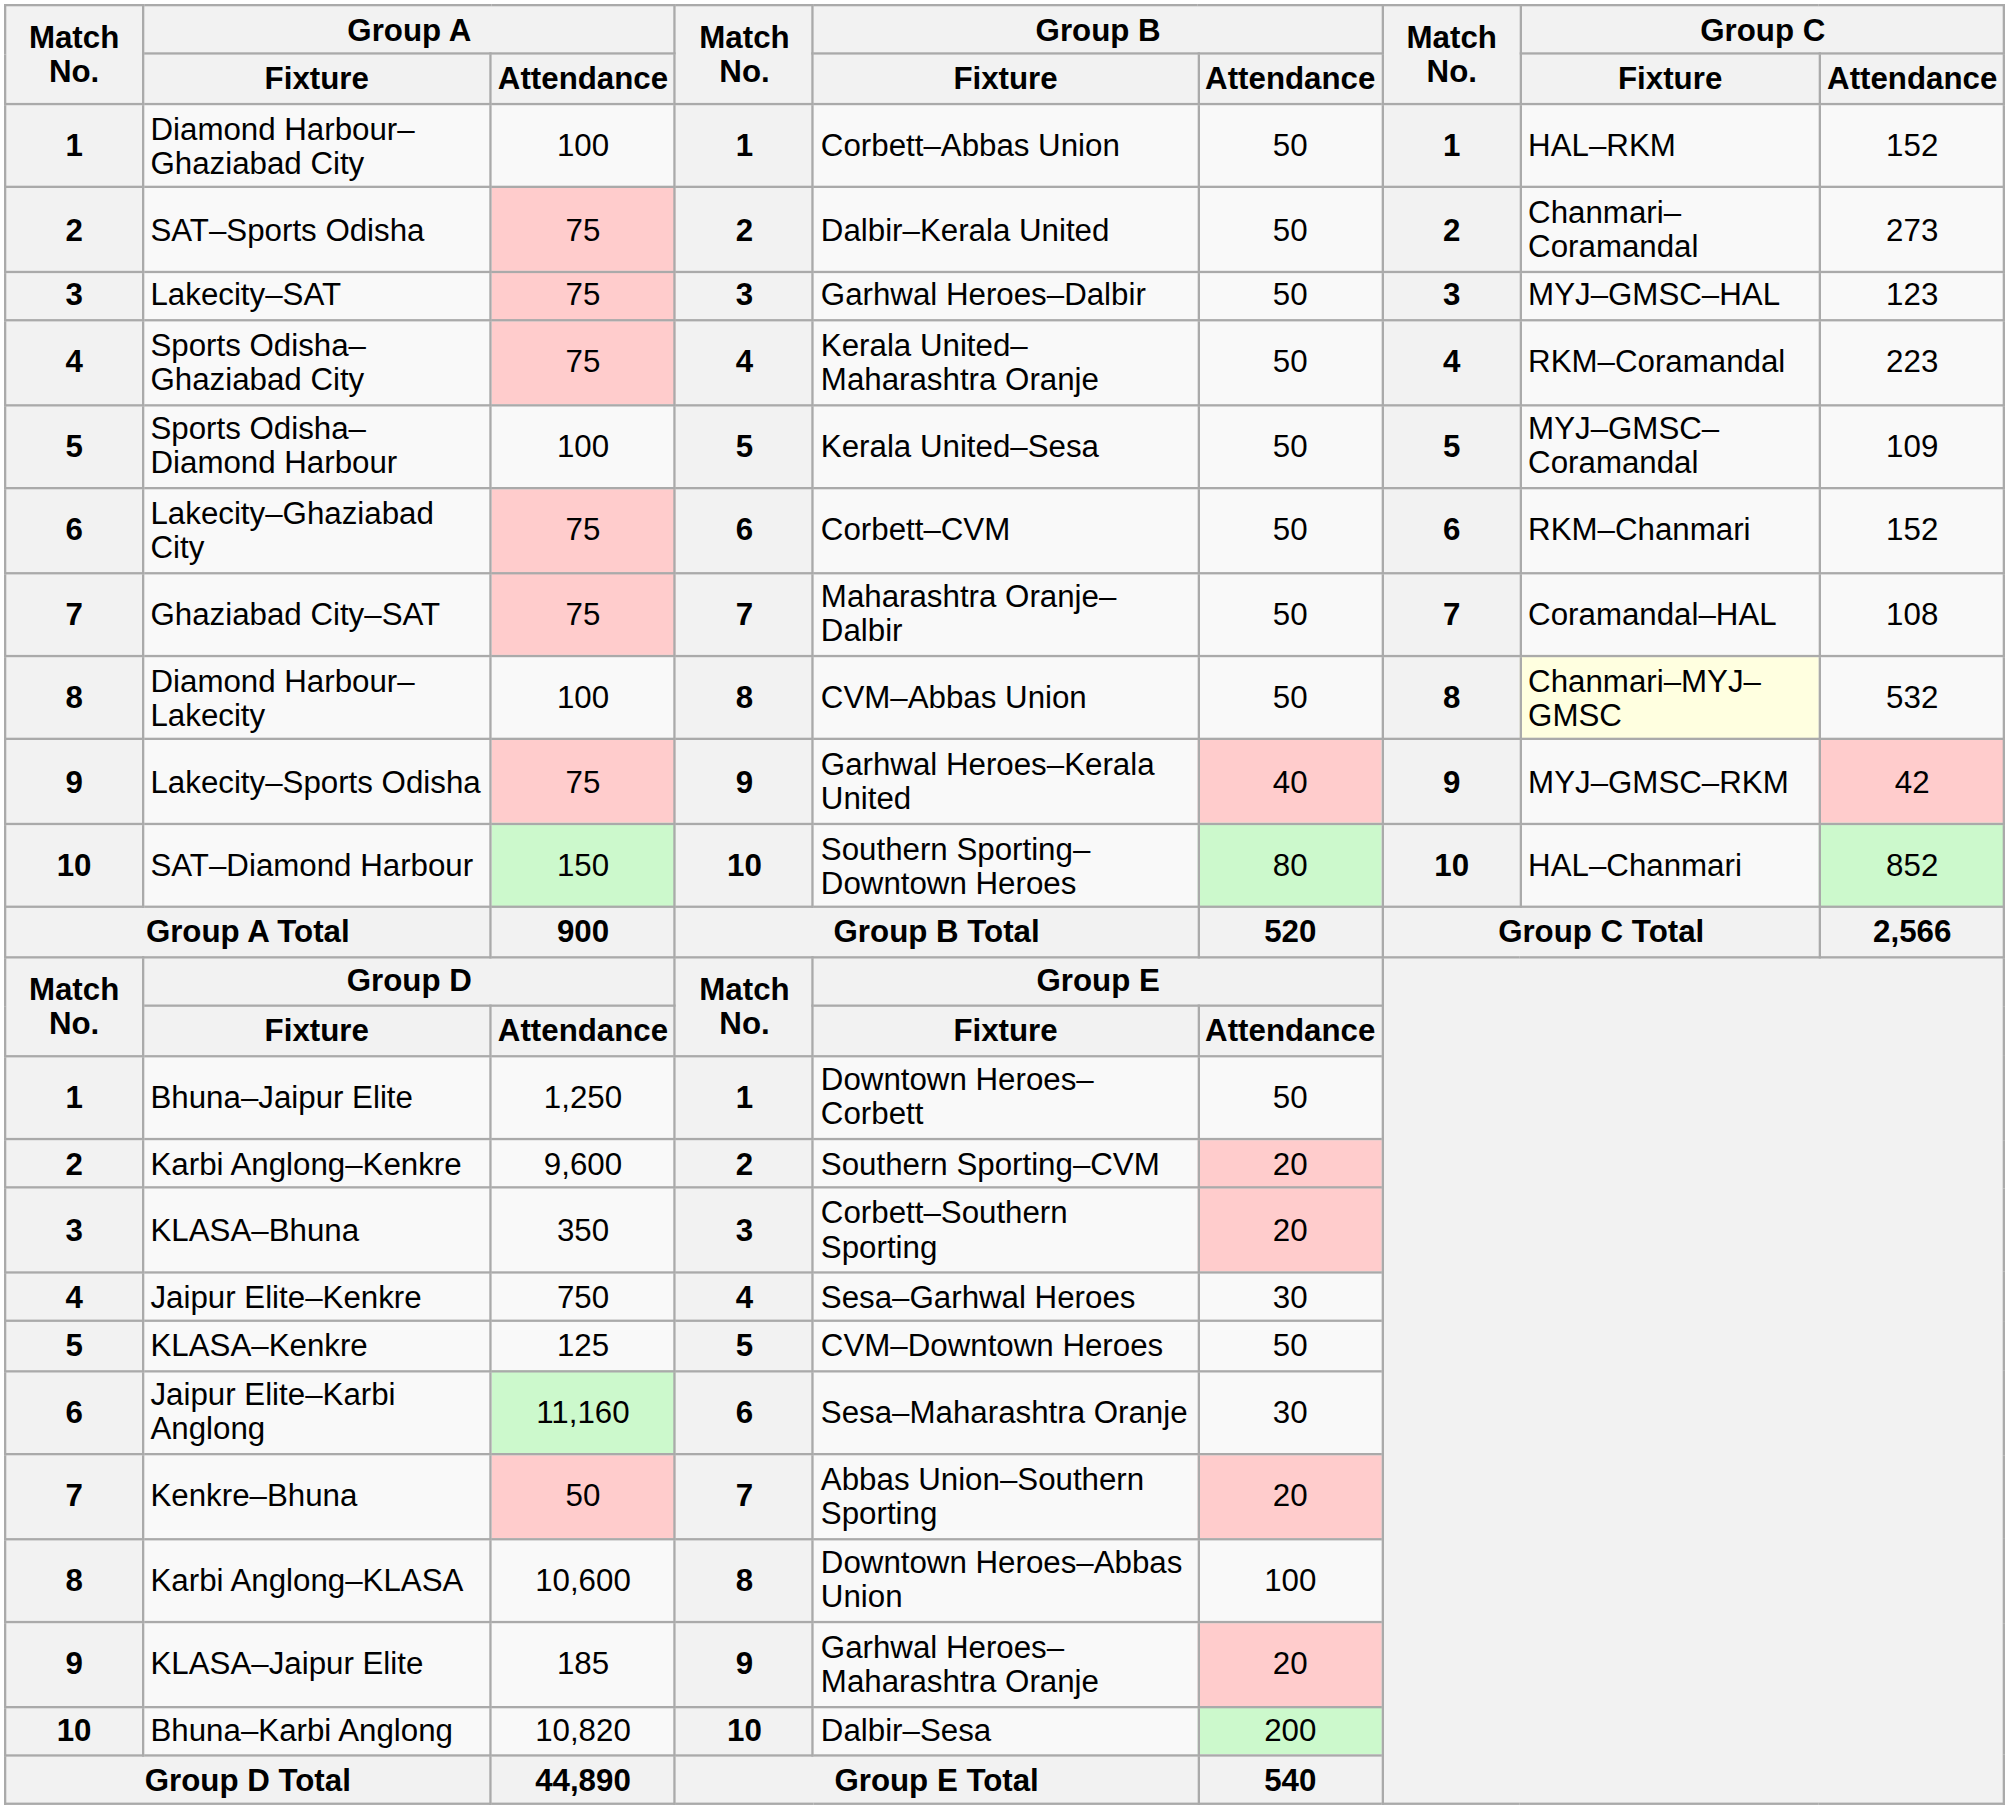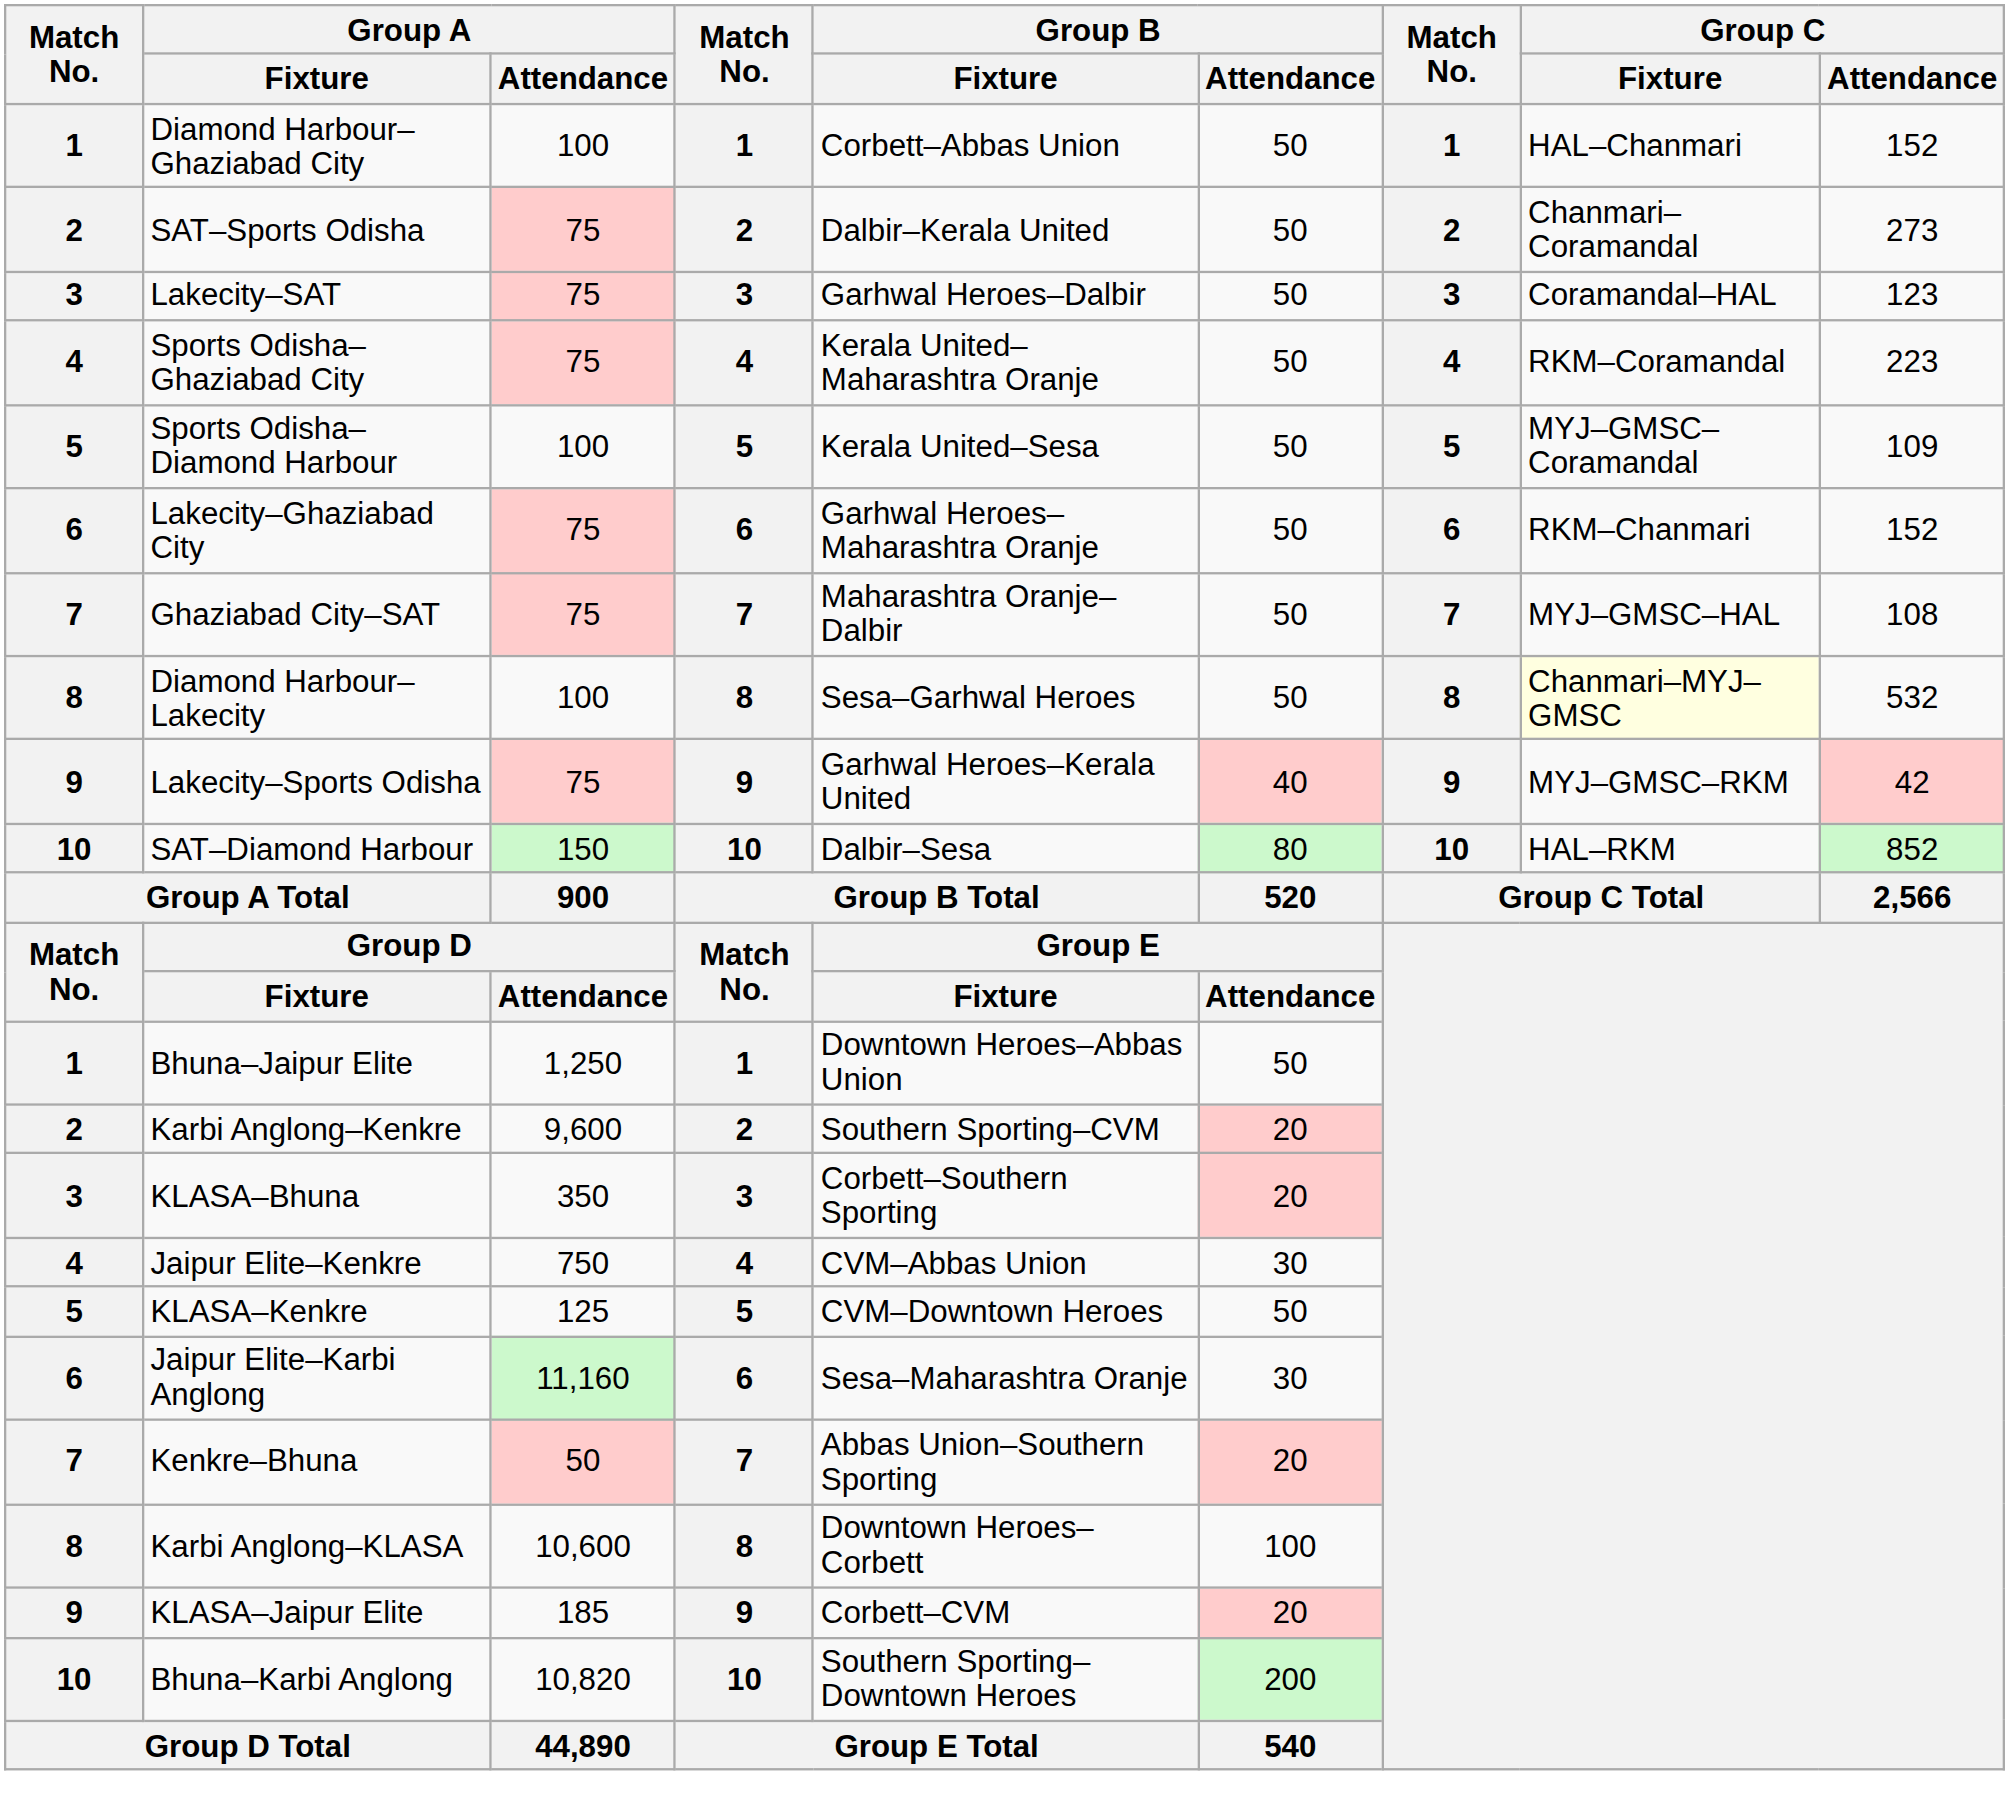(1602, 145) HAL–RKM -> (1635, 145) HAL–Chanmari
(1654, 296) MYJ–GMSC–HAL -> (1652, 296) Coramandal–HAL
(916, 530) Corbett–CVM -> (960, 530) Garhwal Heroes–Maharashtra Oranje
(1652, 614) Coramandal–HAL -> (1654, 614) MYJ–GMSC–HAL
(954, 697) CVM–Abbas Union -> (978, 697) Sesa–Garhwal Heroes
(956, 865) Southern Sporting–Downtown Heroes -> (906, 848) Dalbir–Sesa
(1635, 865) HAL–Chanmari -> (1602, 848) HAL–RKM
(957, 1097) Downtown Heroes–Corbett -> (1002, 1062) Downtown Heroes–Abbas Union
(978, 1296) Sesa–Garhwal Heroes -> (954, 1262) CVM–Abbas Union
(1002, 1580) Downtown Heroes–Abbas Union -> (957, 1545) Downtown Heroes–Corbett
(960, 1664) Garhwal Heroes–Maharashtra Oranje -> (916, 1612) Corbett–CVM
(906, 1730) Dalbir–Sesa -> (956, 1678) Southern Sporting–Downtown Heroes
